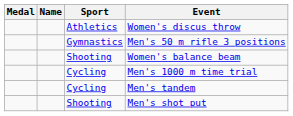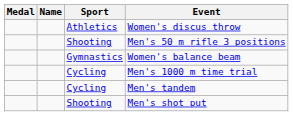(95, 43) Gymnastics -> (89, 43) Shooting
(89, 58) Shooting -> (95, 58) Gymnastics
